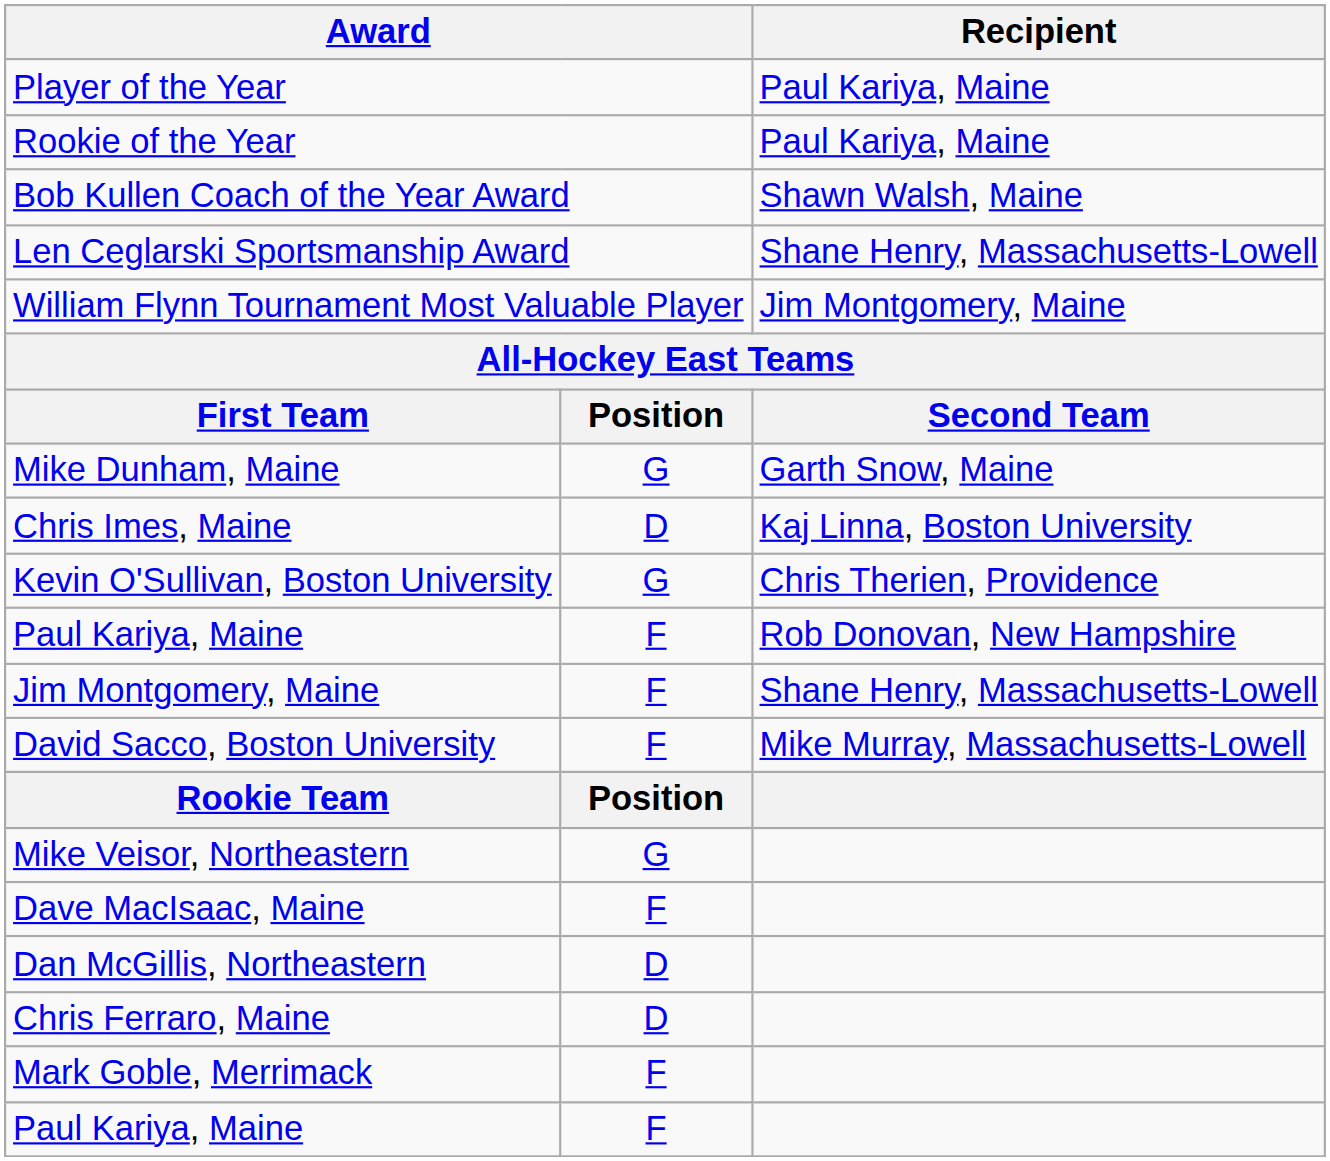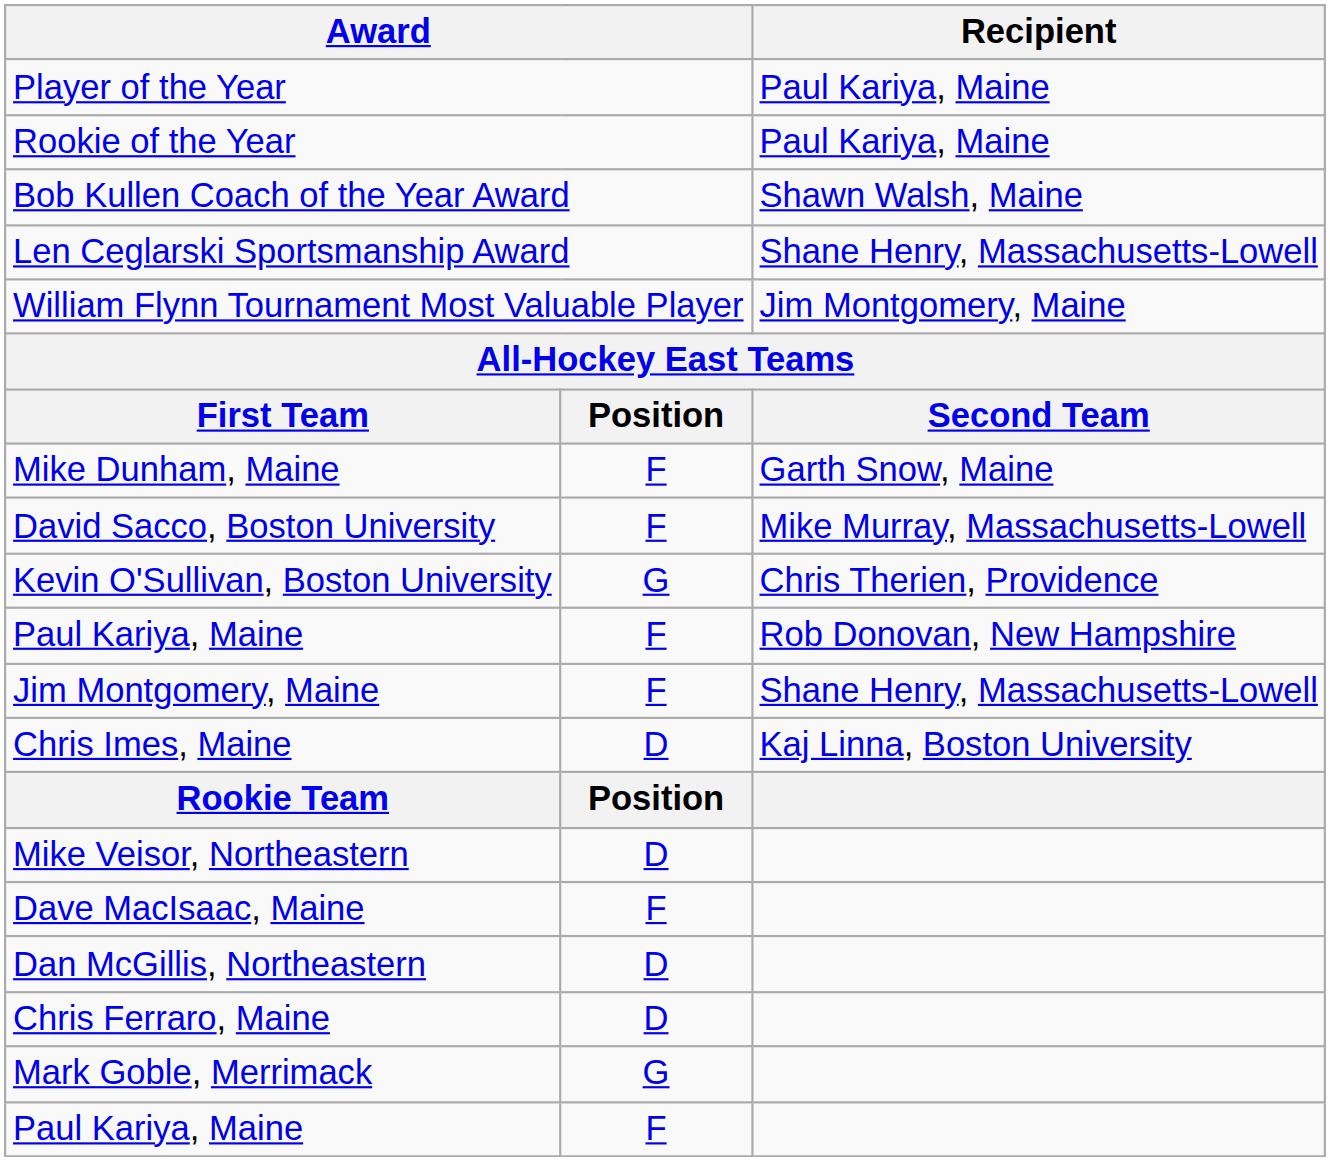(656, 470) G -> (656, 470) F
rows swapped: (152, 525) <-> (254, 744)
(656, 854) G -> (656, 854) D
(656, 1073) F -> (656, 1073) G
